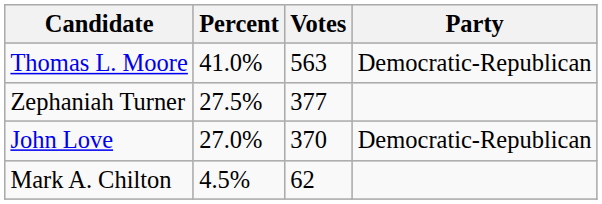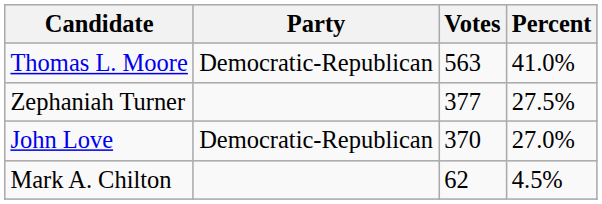columns swapped: (475, 23) <-> (239, 23)
